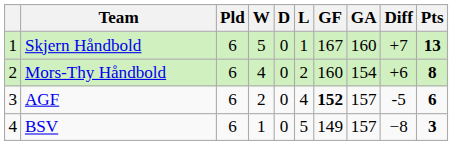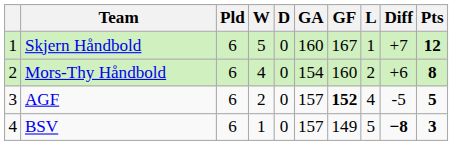columns swapped: (304, 18) <-> (364, 18)
(432, 45) 13 -> (432, 45) 12
(432, 99) 6 -> (432, 99) 5
(399, 126) normal -> (399, 126) bold
